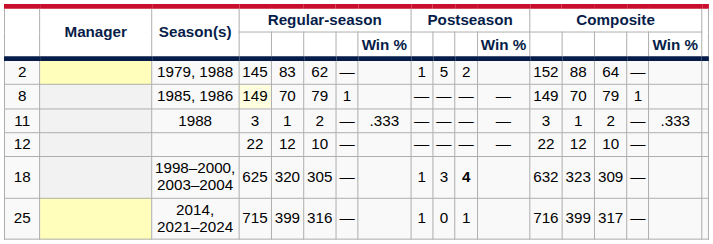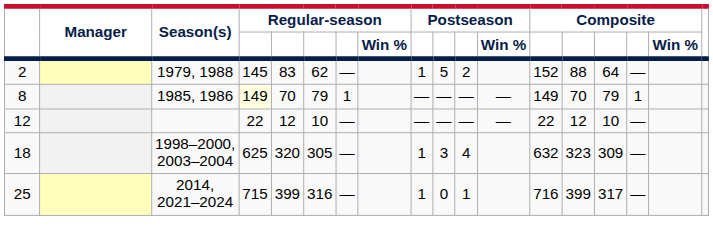- row: (22, 120)
(466, 177) bold -> (466, 153) normal
